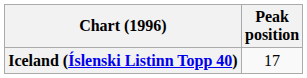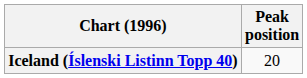(272, 60) 17 -> (272, 60) 20
